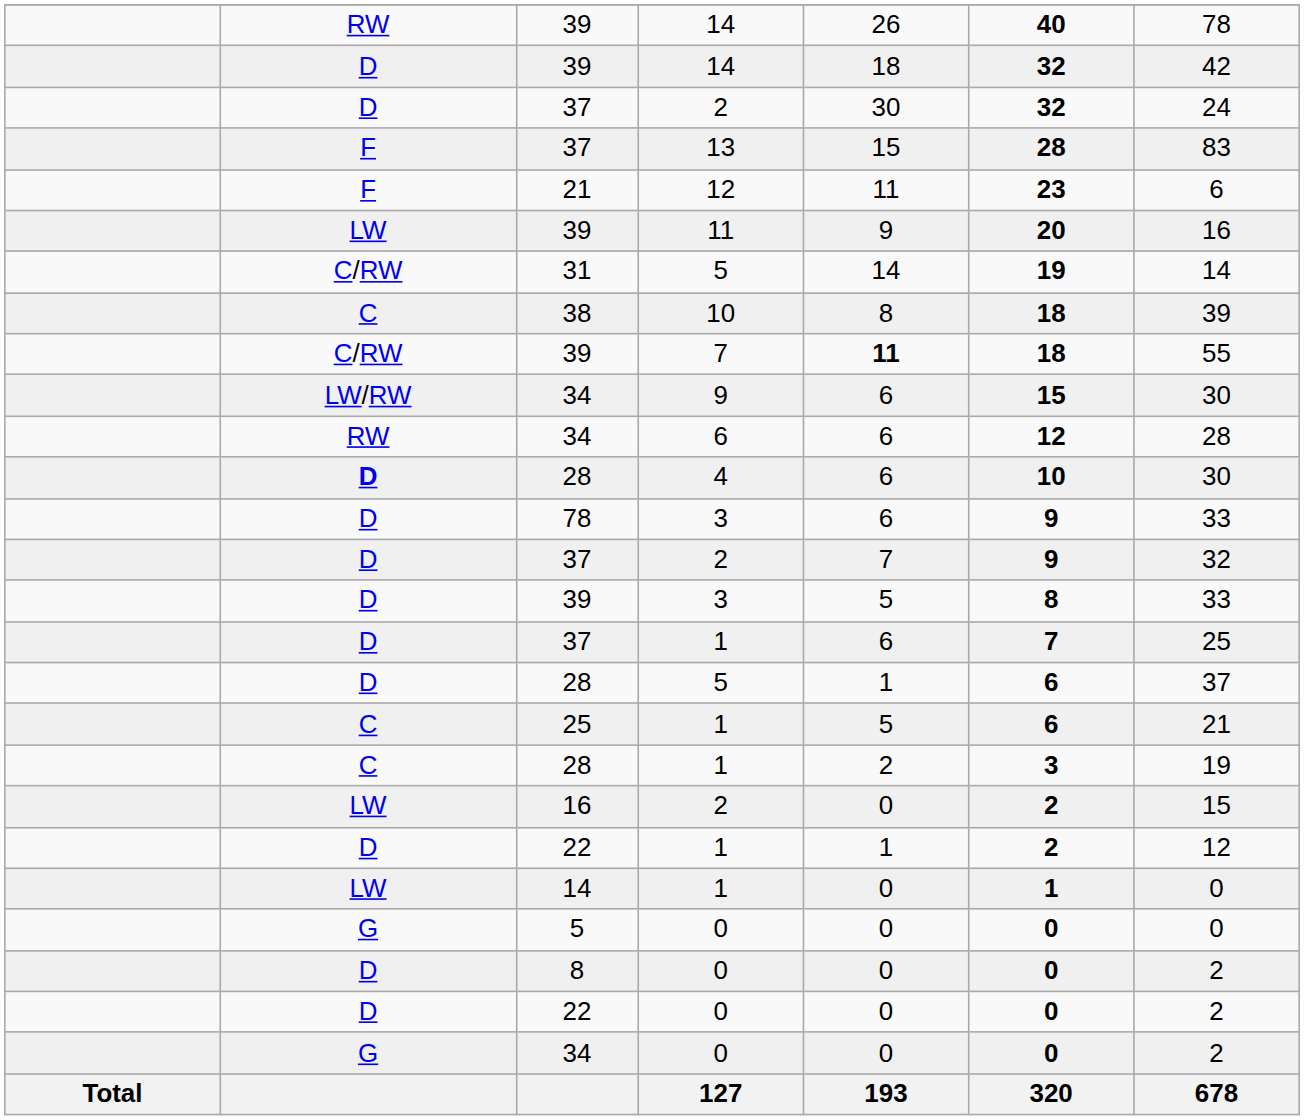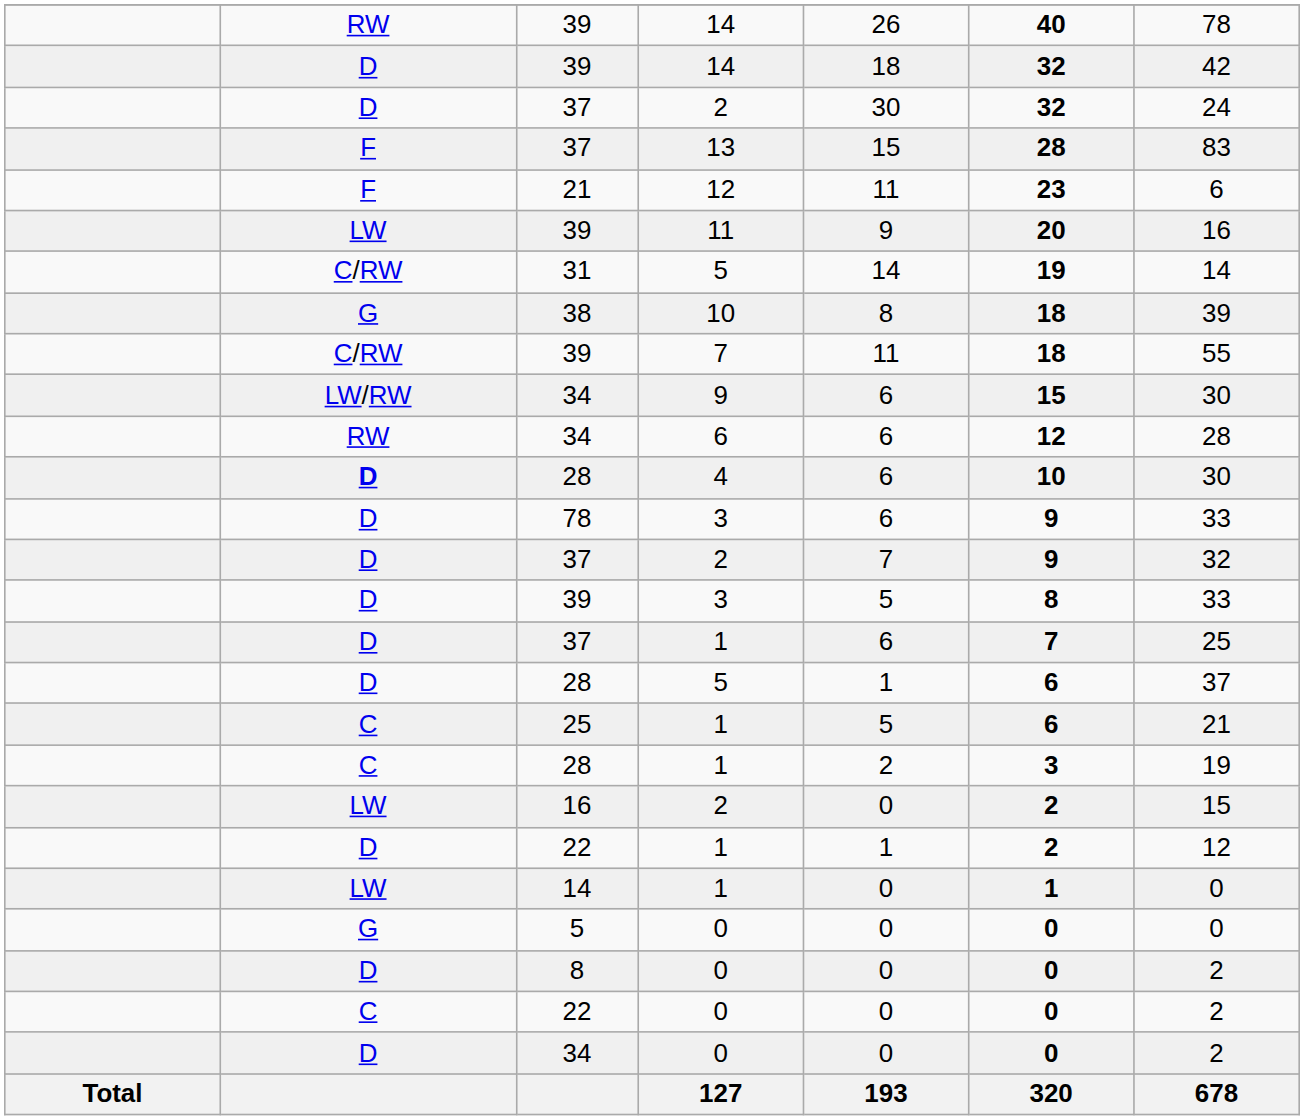(368, 312) C -> (368, 312) G
(886, 353) bold -> (886, 353) normal
(368, 1011) D -> (368, 1011) C
(368, 1052) G -> (368, 1052) D
